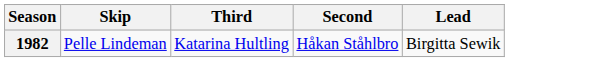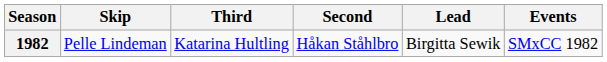+ column: (553, 17)
